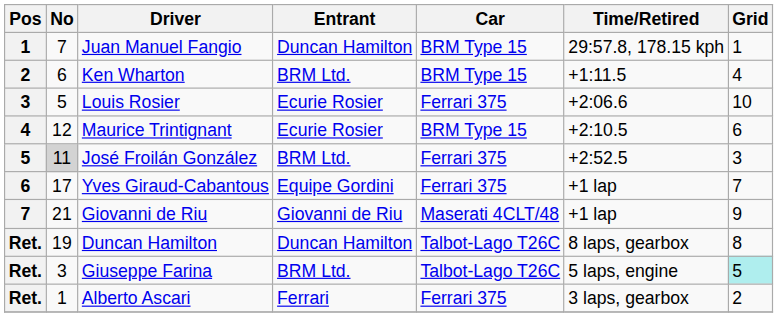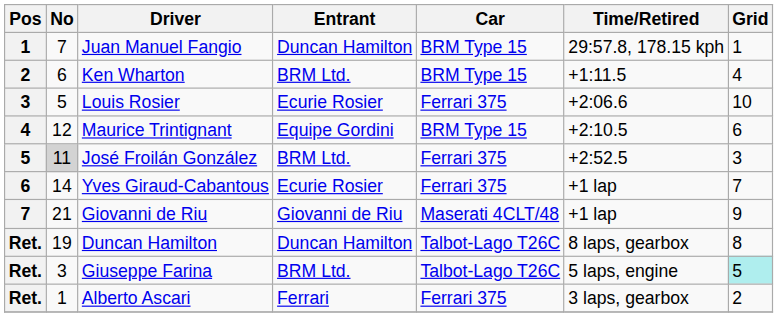(330, 130) Ecurie Rosier -> (335, 130) Equipe Gordini
(62, 186) 17 -> (62, 186) 14
(335, 186) Equipe Gordini -> (330, 186) Ecurie Rosier
